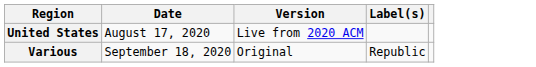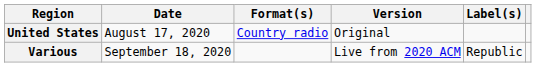+ column: (283, 14)
(300, 33) Live from 2020 ACM -> (362, 33) Original
(265, 52) Original -> (397, 52) Live from 2020 ACM
